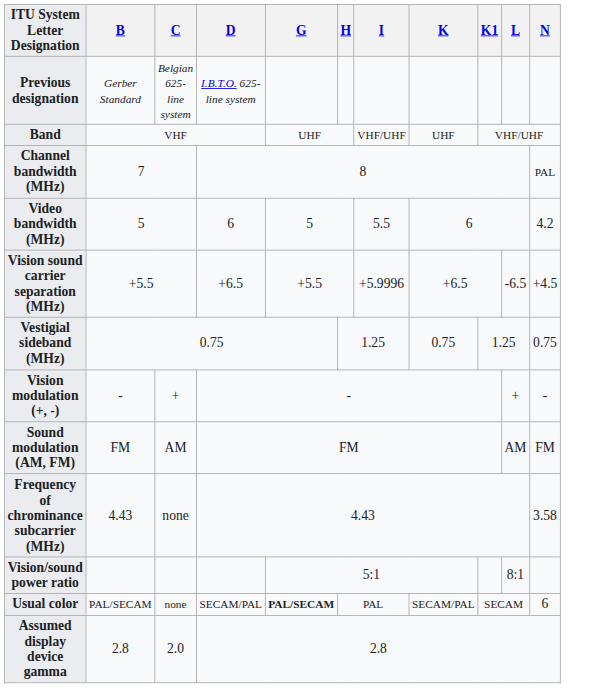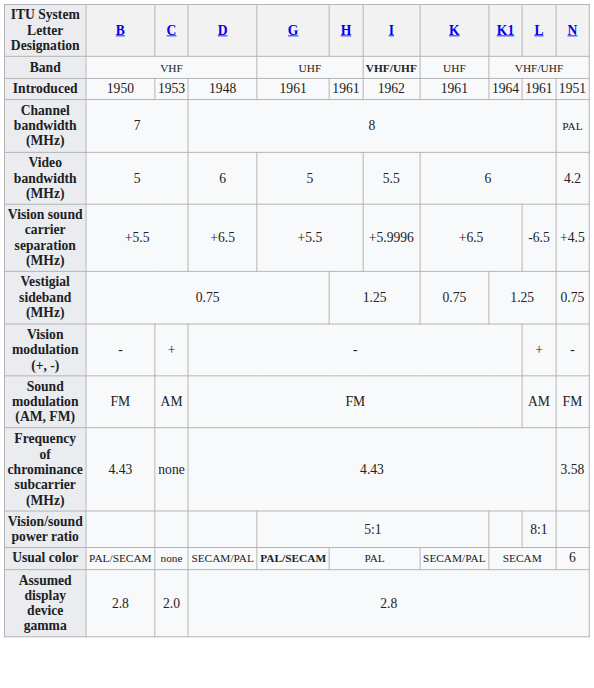- row: (45, 90)
(382, 135) normal -> (391, 67) bold
+ row: (45, 89)
